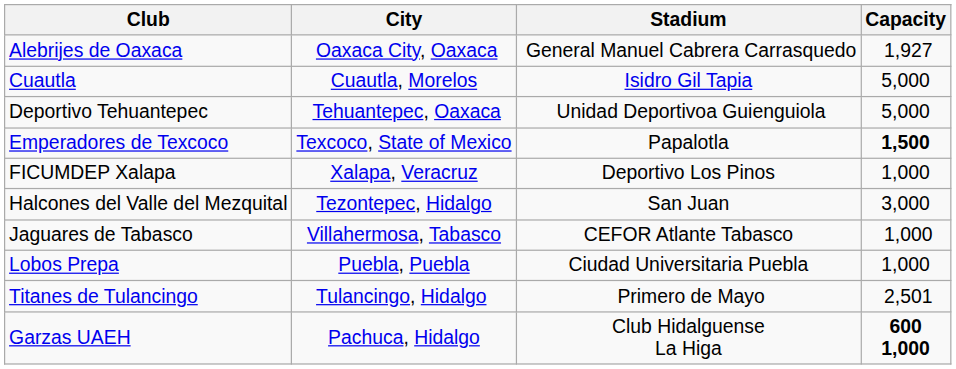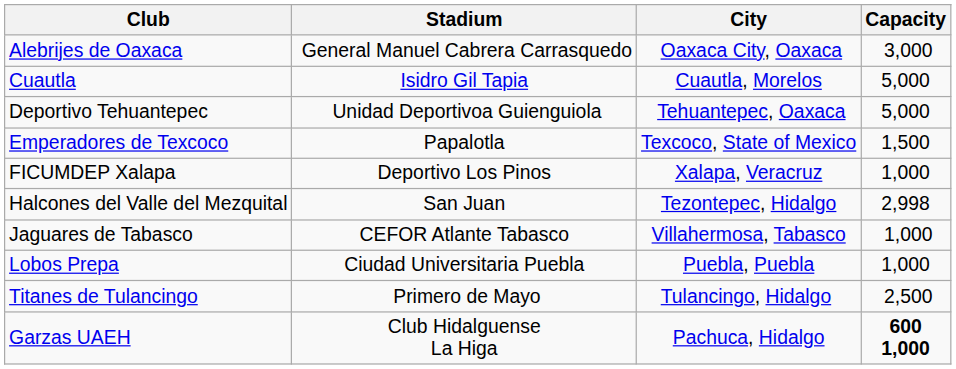columns swapped: (404, 19) <-> (688, 19)
(906, 50) 1,927 -> (906, 50) 3,000
(906, 142) bold -> (906, 142) normal
(906, 204) 3,000 -> (906, 204) 2,998
(906, 296) 2,501 -> (906, 296) 2,500
